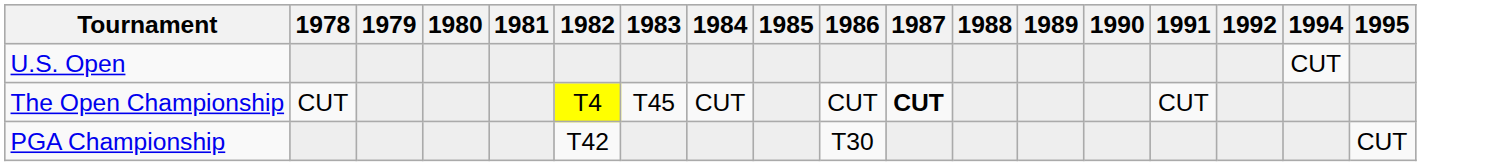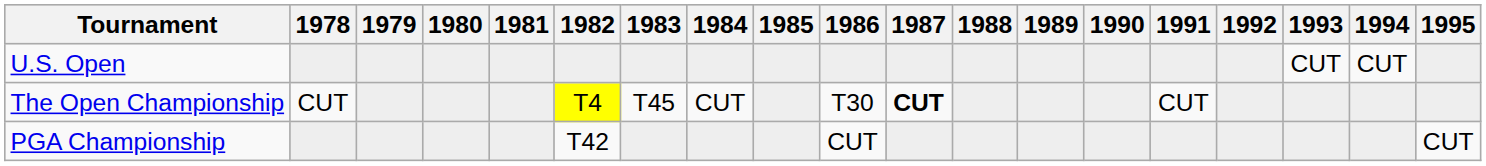+ column: (1316, 24)
(852, 102) CUT -> (852, 102) T30
(852, 141) T30 -> (852, 141) CUT
